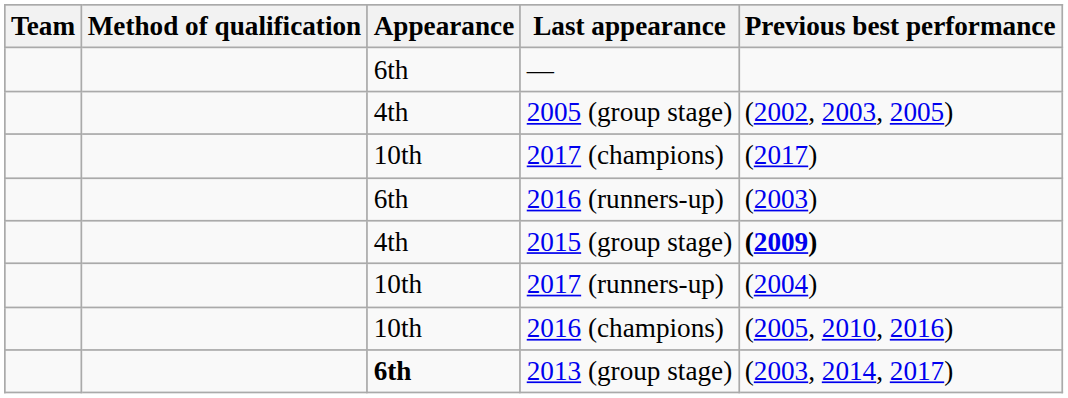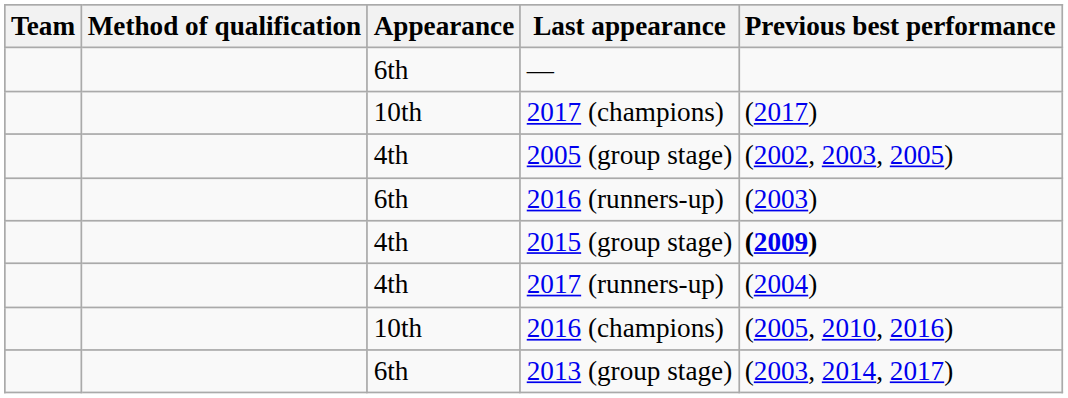rows swapped: (629, 112) <-> (625, 155)
(398, 284) 10th -> (391, 284) 4th
(393, 371) bold -> (391, 371) normal
